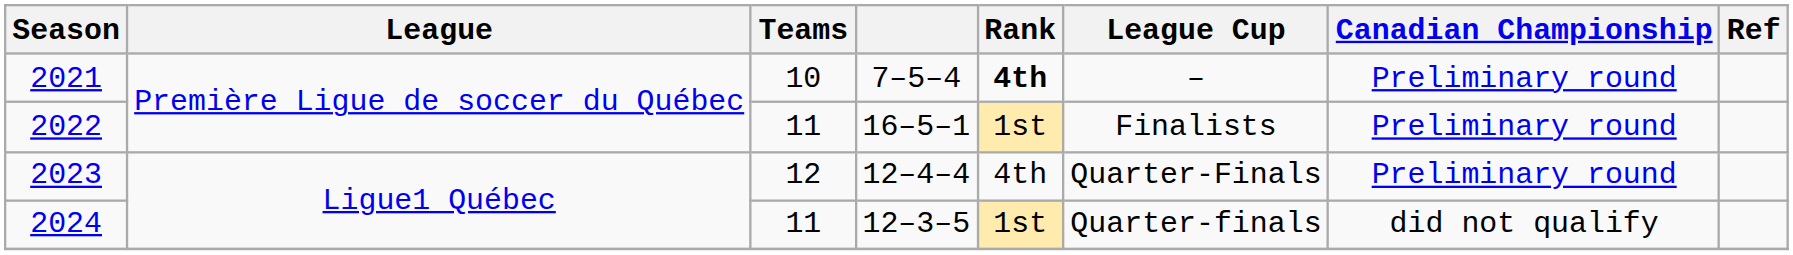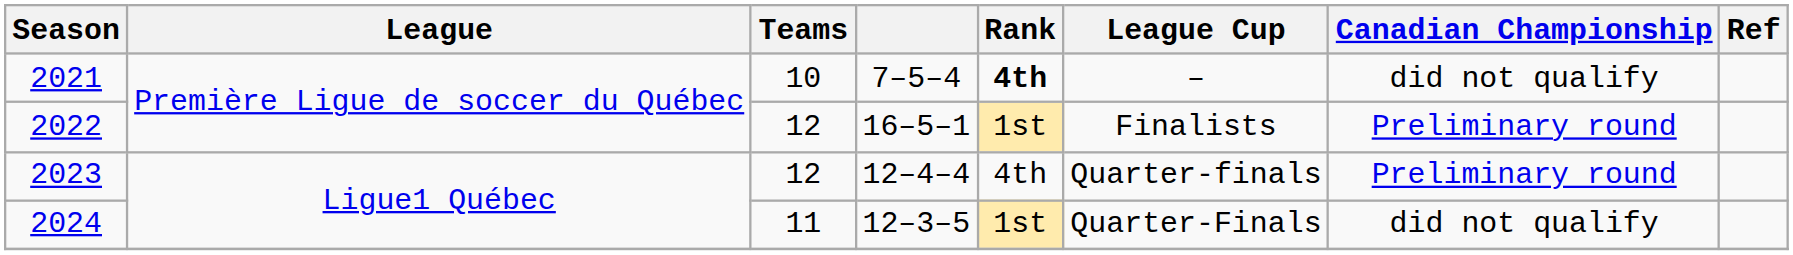(1524, 78) Preliminary round -> (1524, 78) did not qualify
(803, 127) 11 -> (803, 127) 12
(1196, 176) Quarter-Finals -> (1196, 176) Quarter-finals
(1196, 224) Quarter-finals -> (1196, 224) Quarter-Finals
